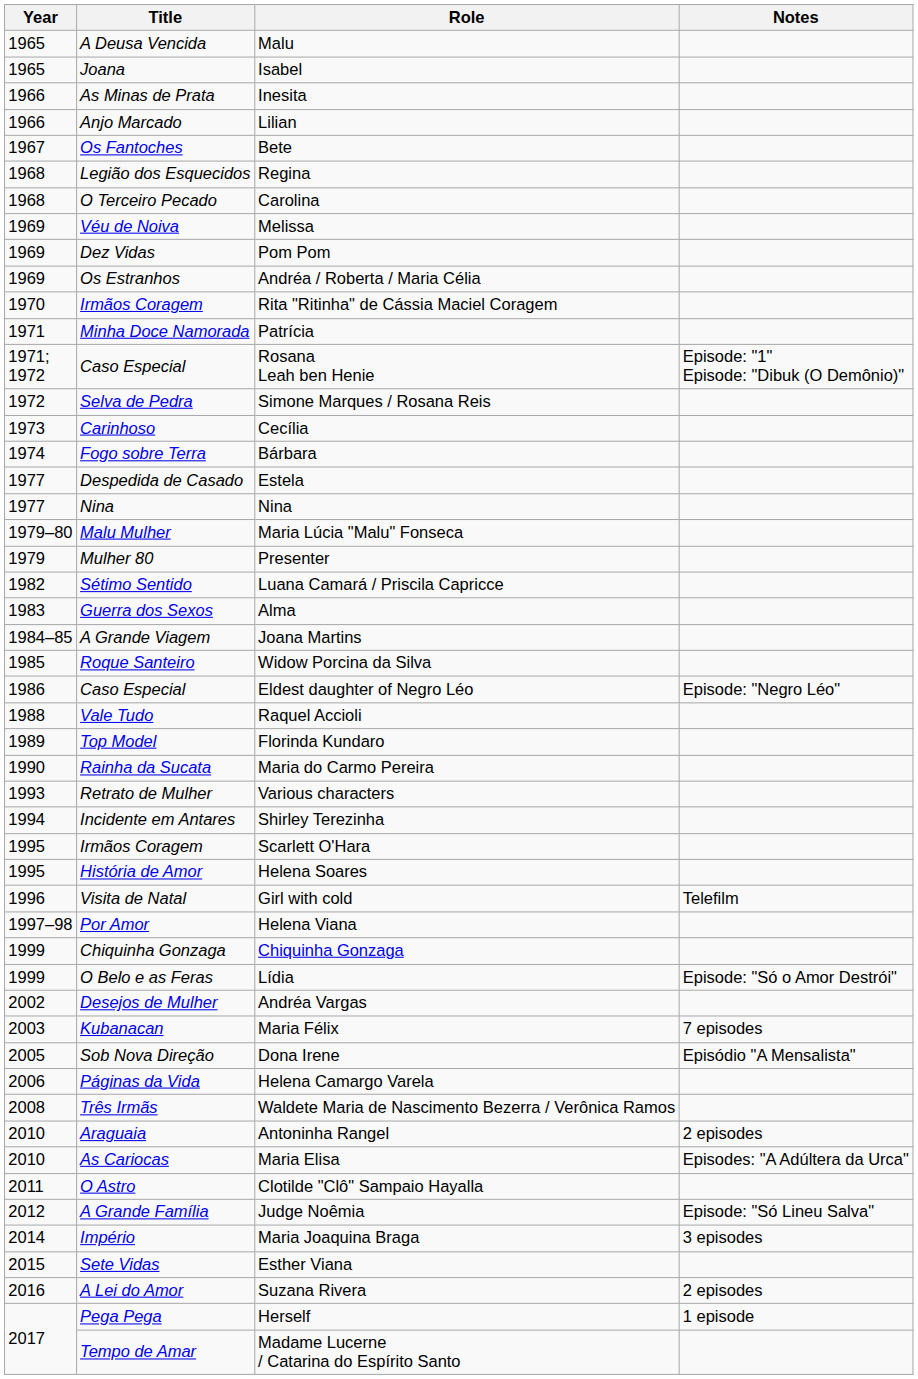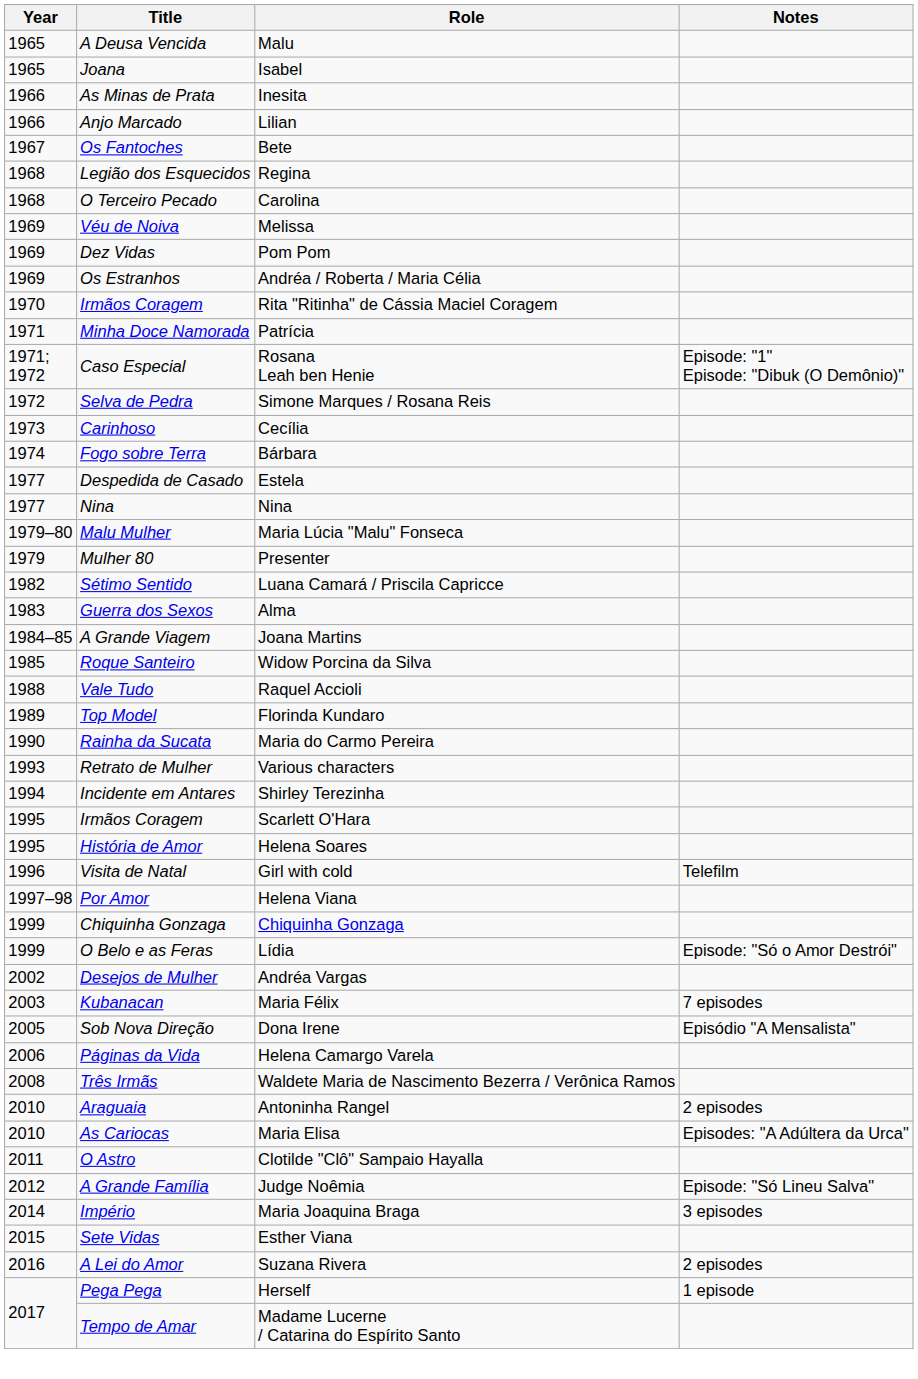- row: (366, 689)
